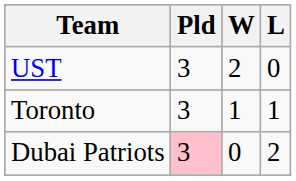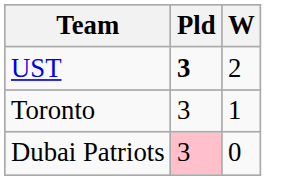- column: (276, 25)
(184, 68) normal -> (184, 68) bold
